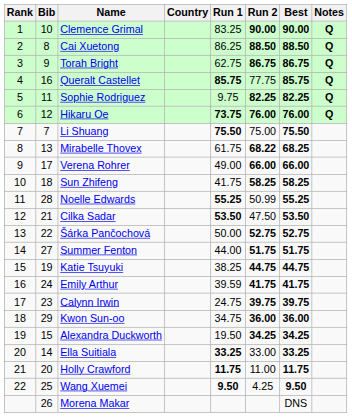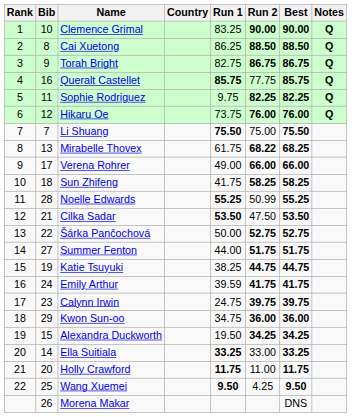(228, 64) 62.75 -> (228, 64) 82.75
(228, 115) bold -> (228, 115) normal
